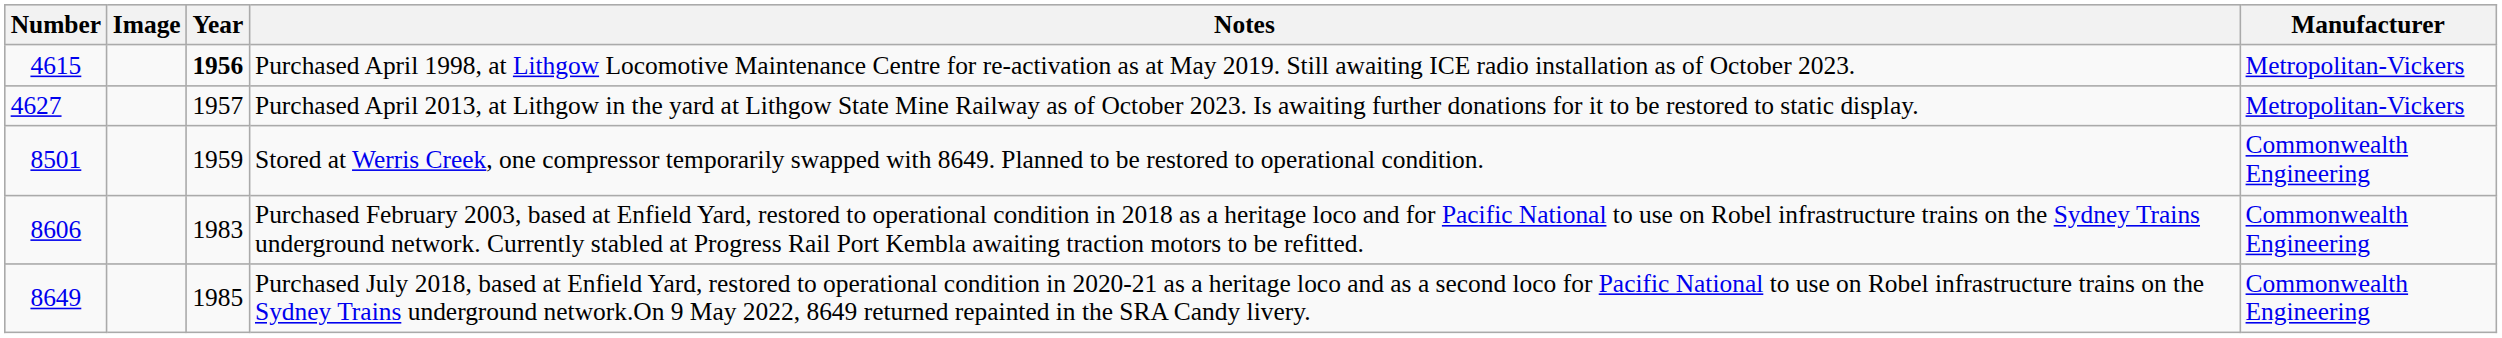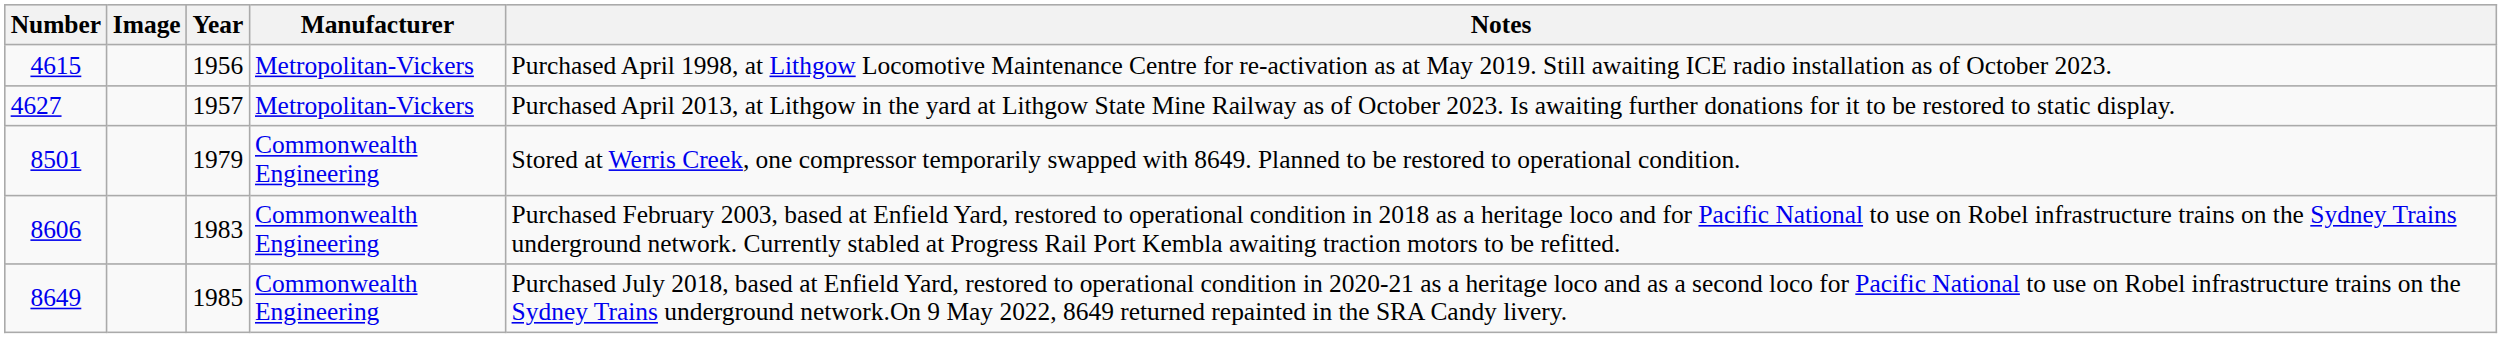columns swapped: (2368, 24) <-> (1244, 24)
(218, 65) bold -> (218, 65) normal
(218, 160) 1959 -> (218, 160) 1979
